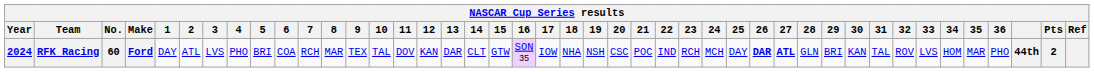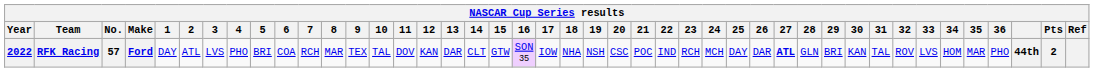(20, 52) 2024 -> (20, 52) 2022
(114, 52) 60 -> (114, 52) 57
(762, 52) bold -> (762, 52) normal
